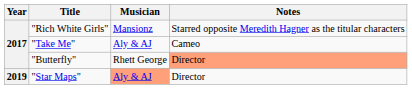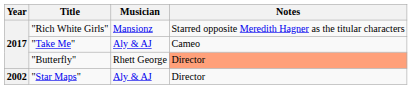(17, 76) 2019 -> (17, 76) 2002
(132, 76) lightsalmon background -> (132, 76) no background
